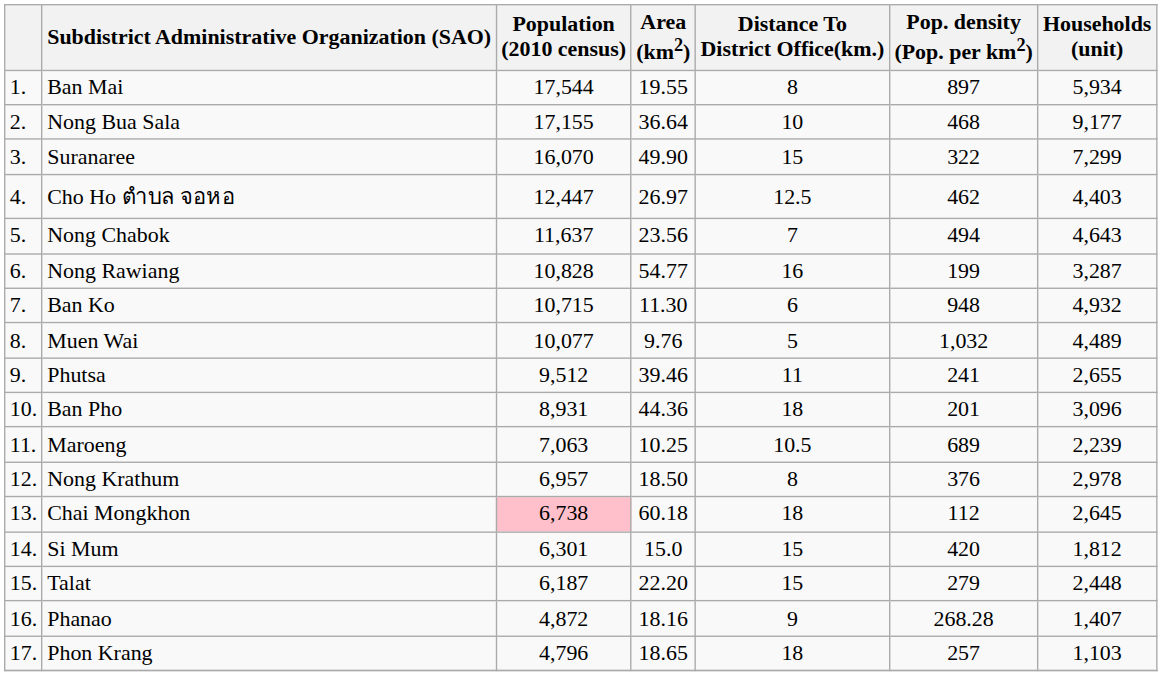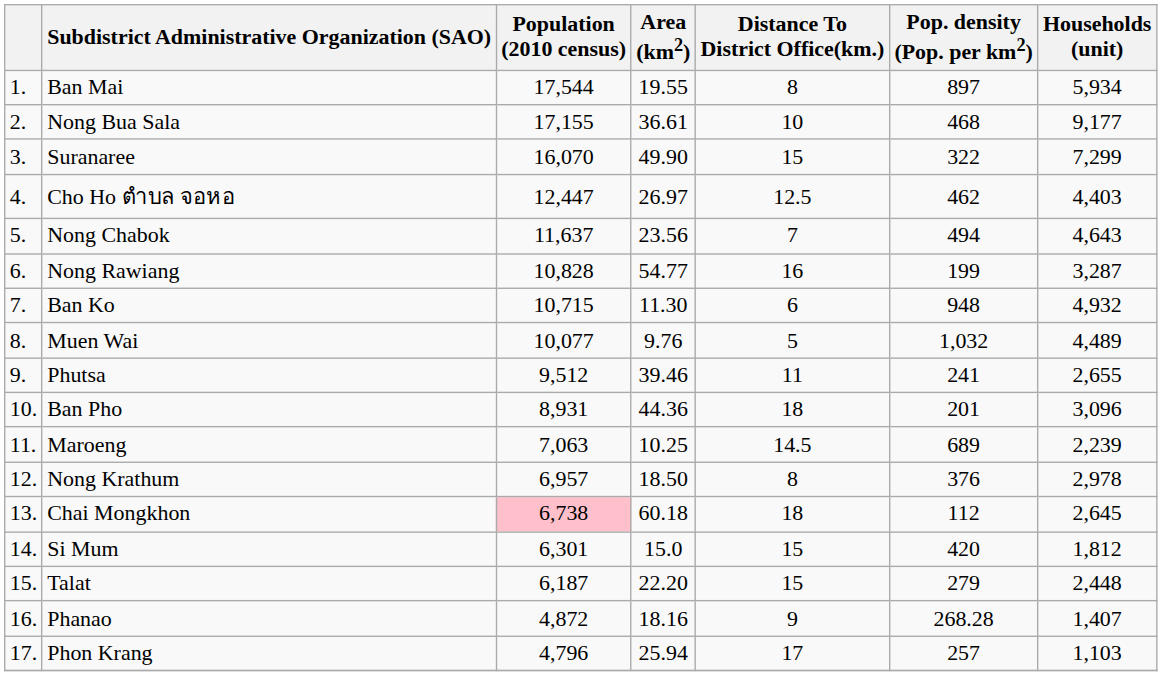(663, 121) 36.64 -> (663, 121) 36.61
(792, 444) 10.5 -> (792, 444) 14.5
(663, 653) 18.65 -> (663, 653) 25.94
(792, 653) 18 -> (792, 653) 17
